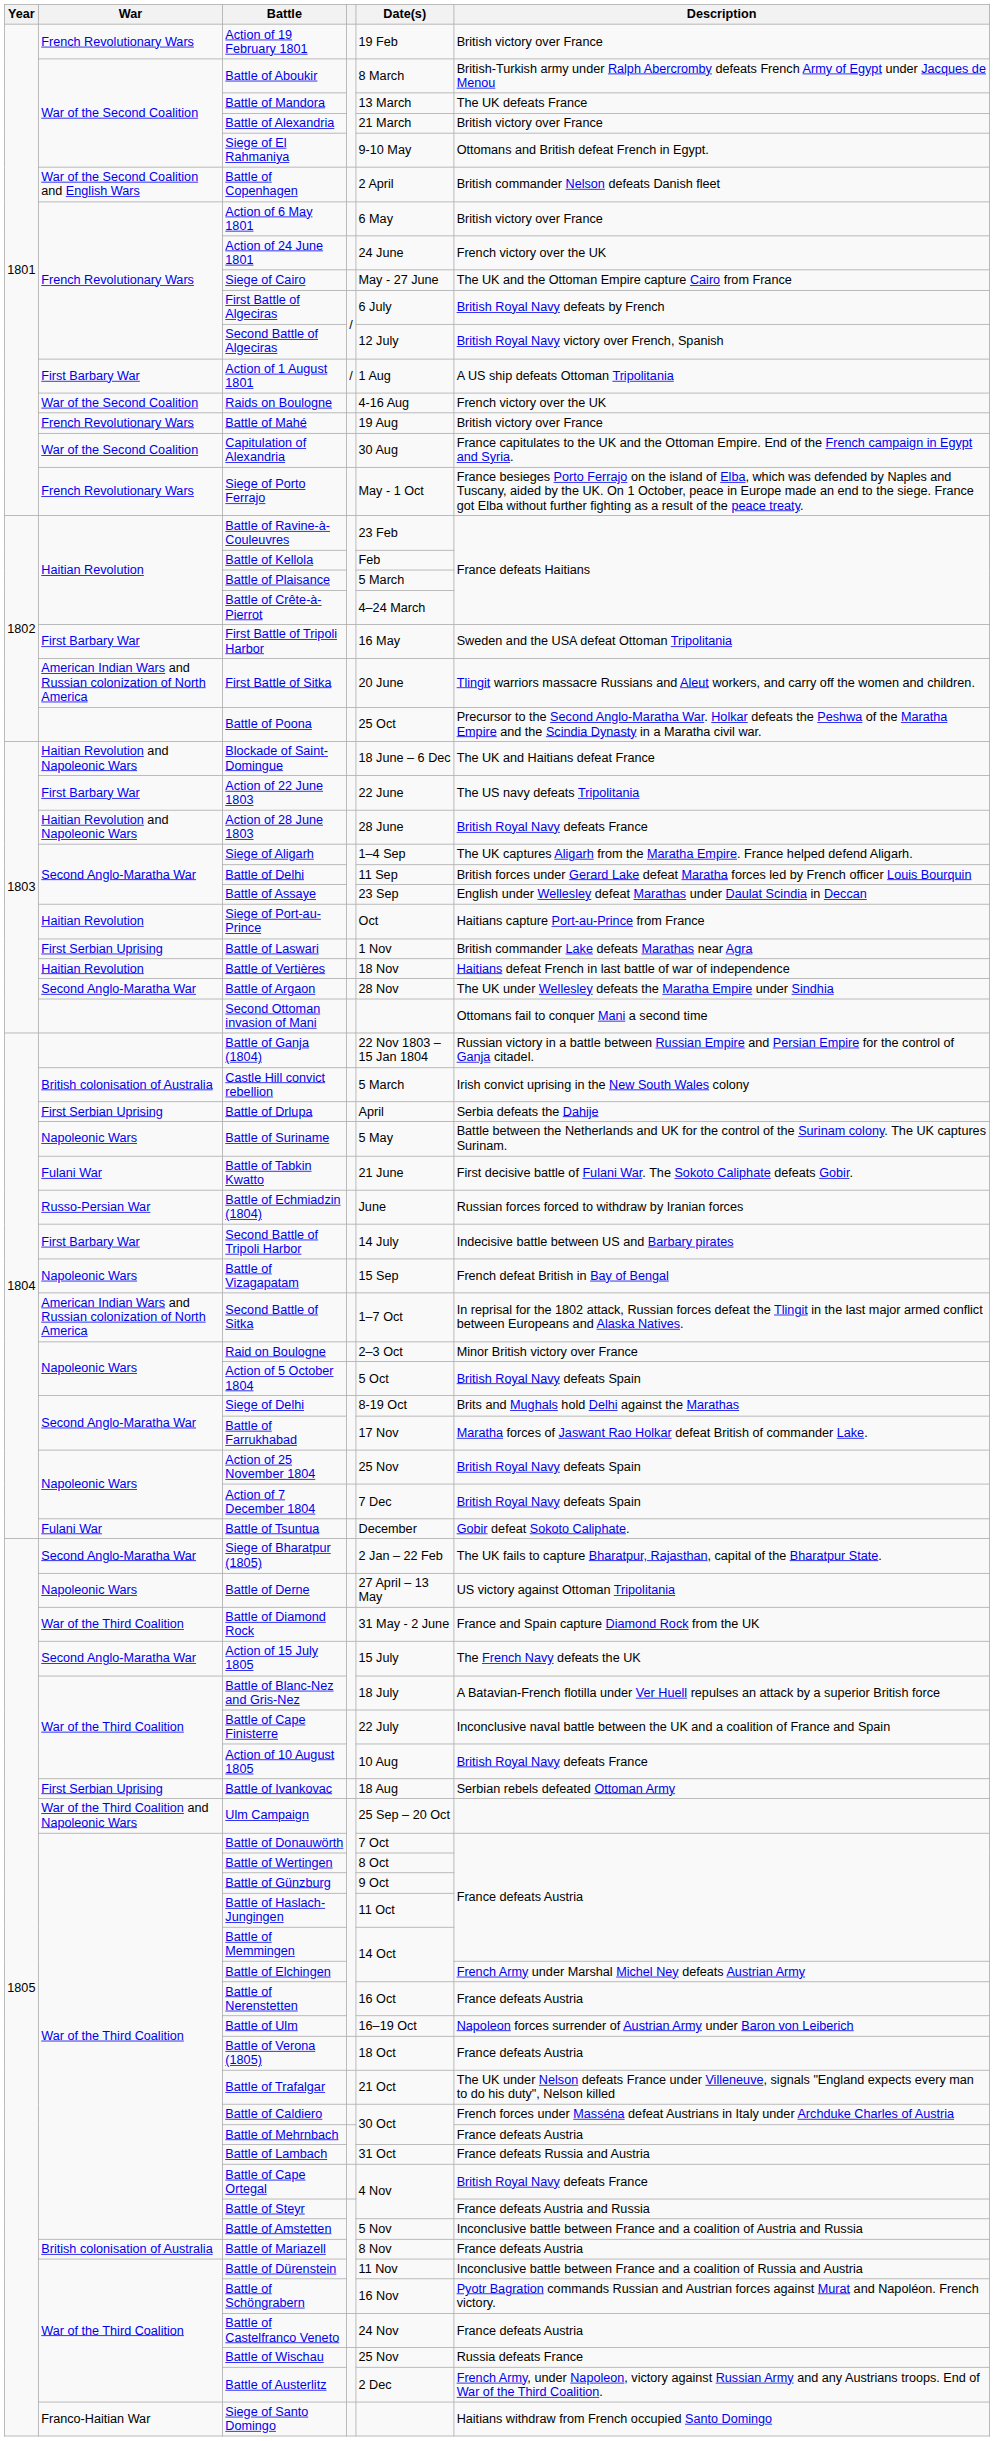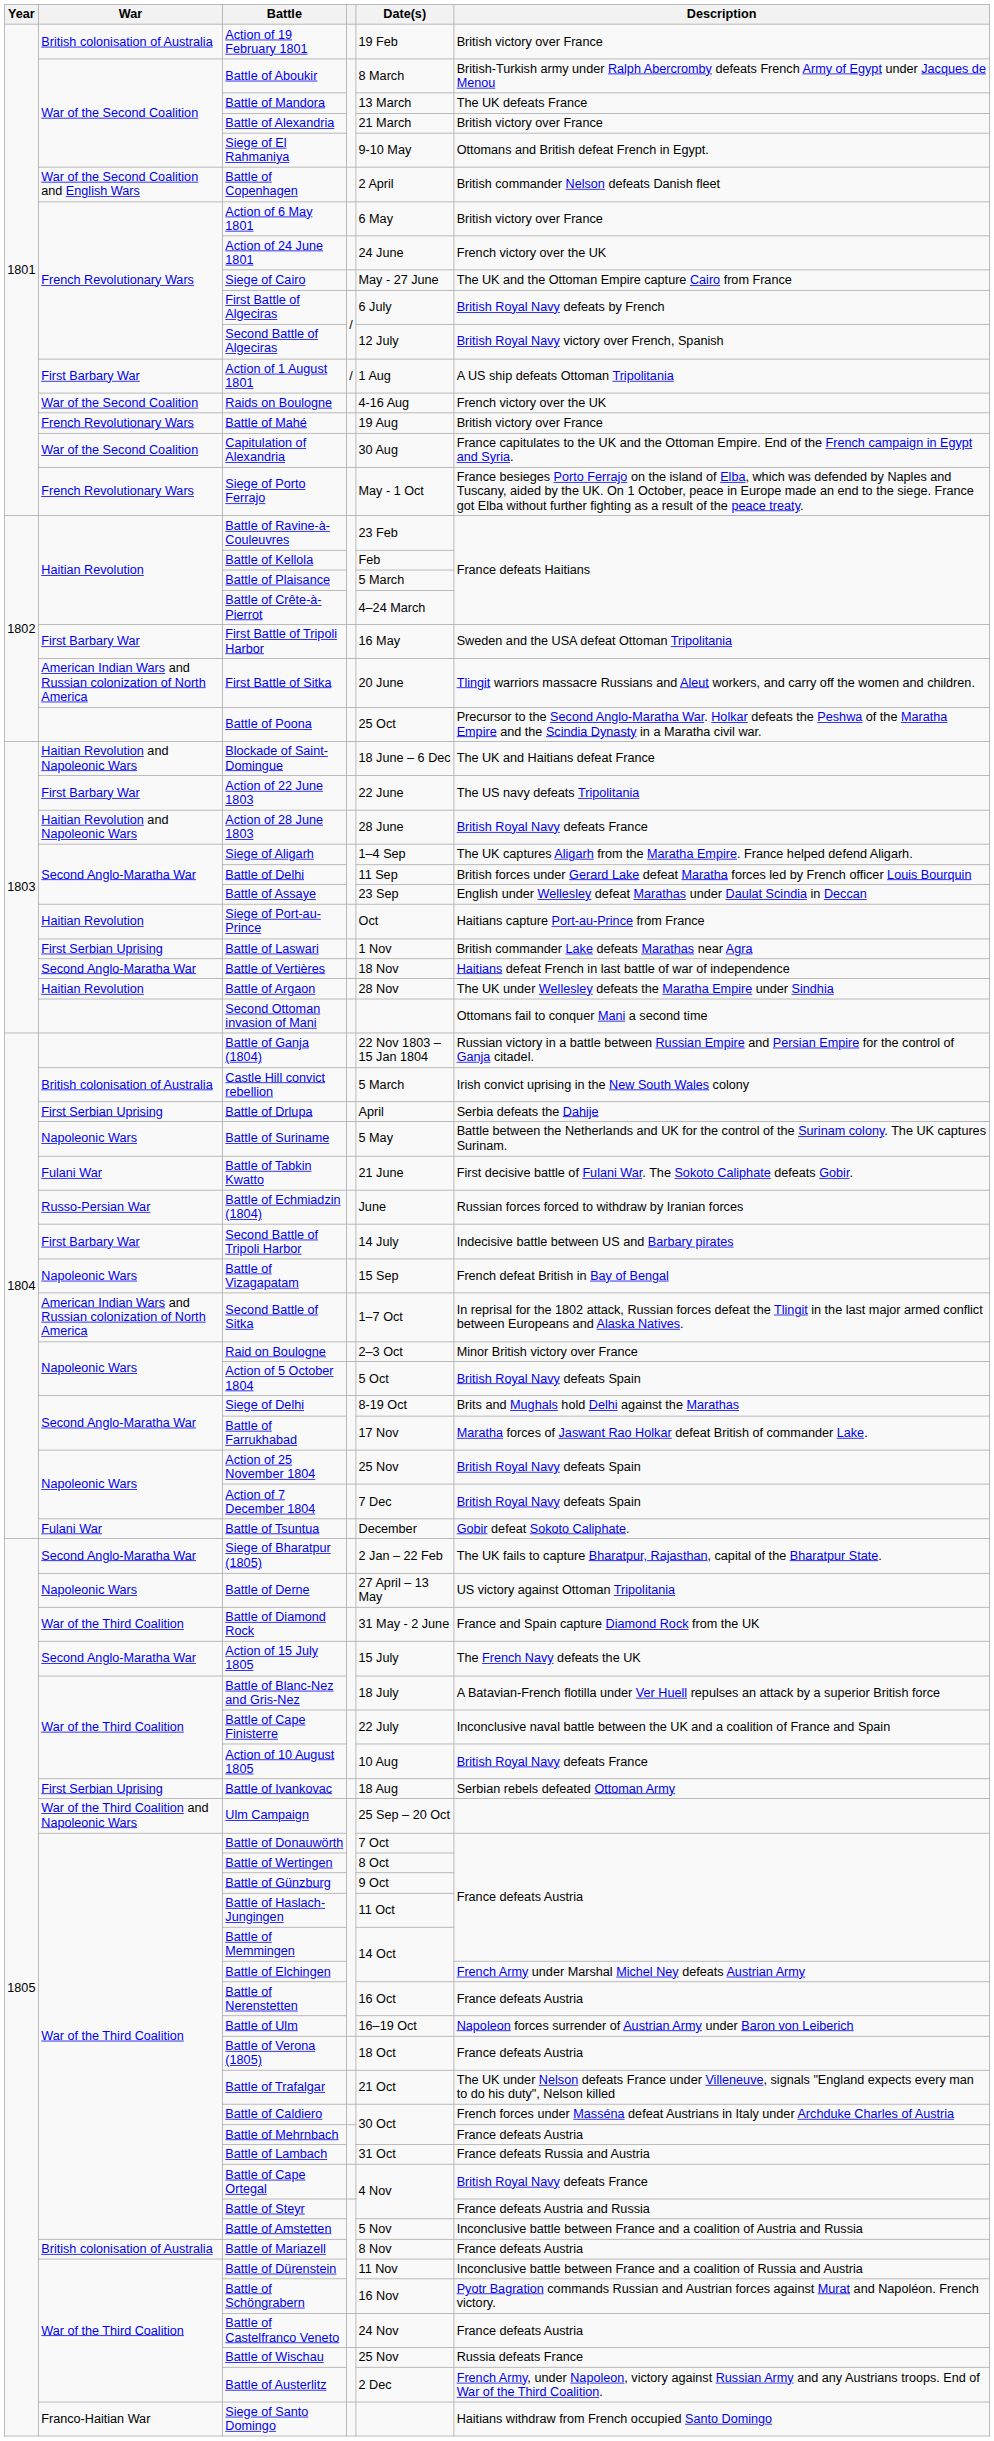(118, 41) French Revolutionary Wars -> (127, 41) British colonisation of Australia
(93, 968) Haitian Revolution -> (119, 968) Second Anglo-Maratha War
(119, 988) Second Anglo-Maratha War -> (93, 988) Haitian Revolution
